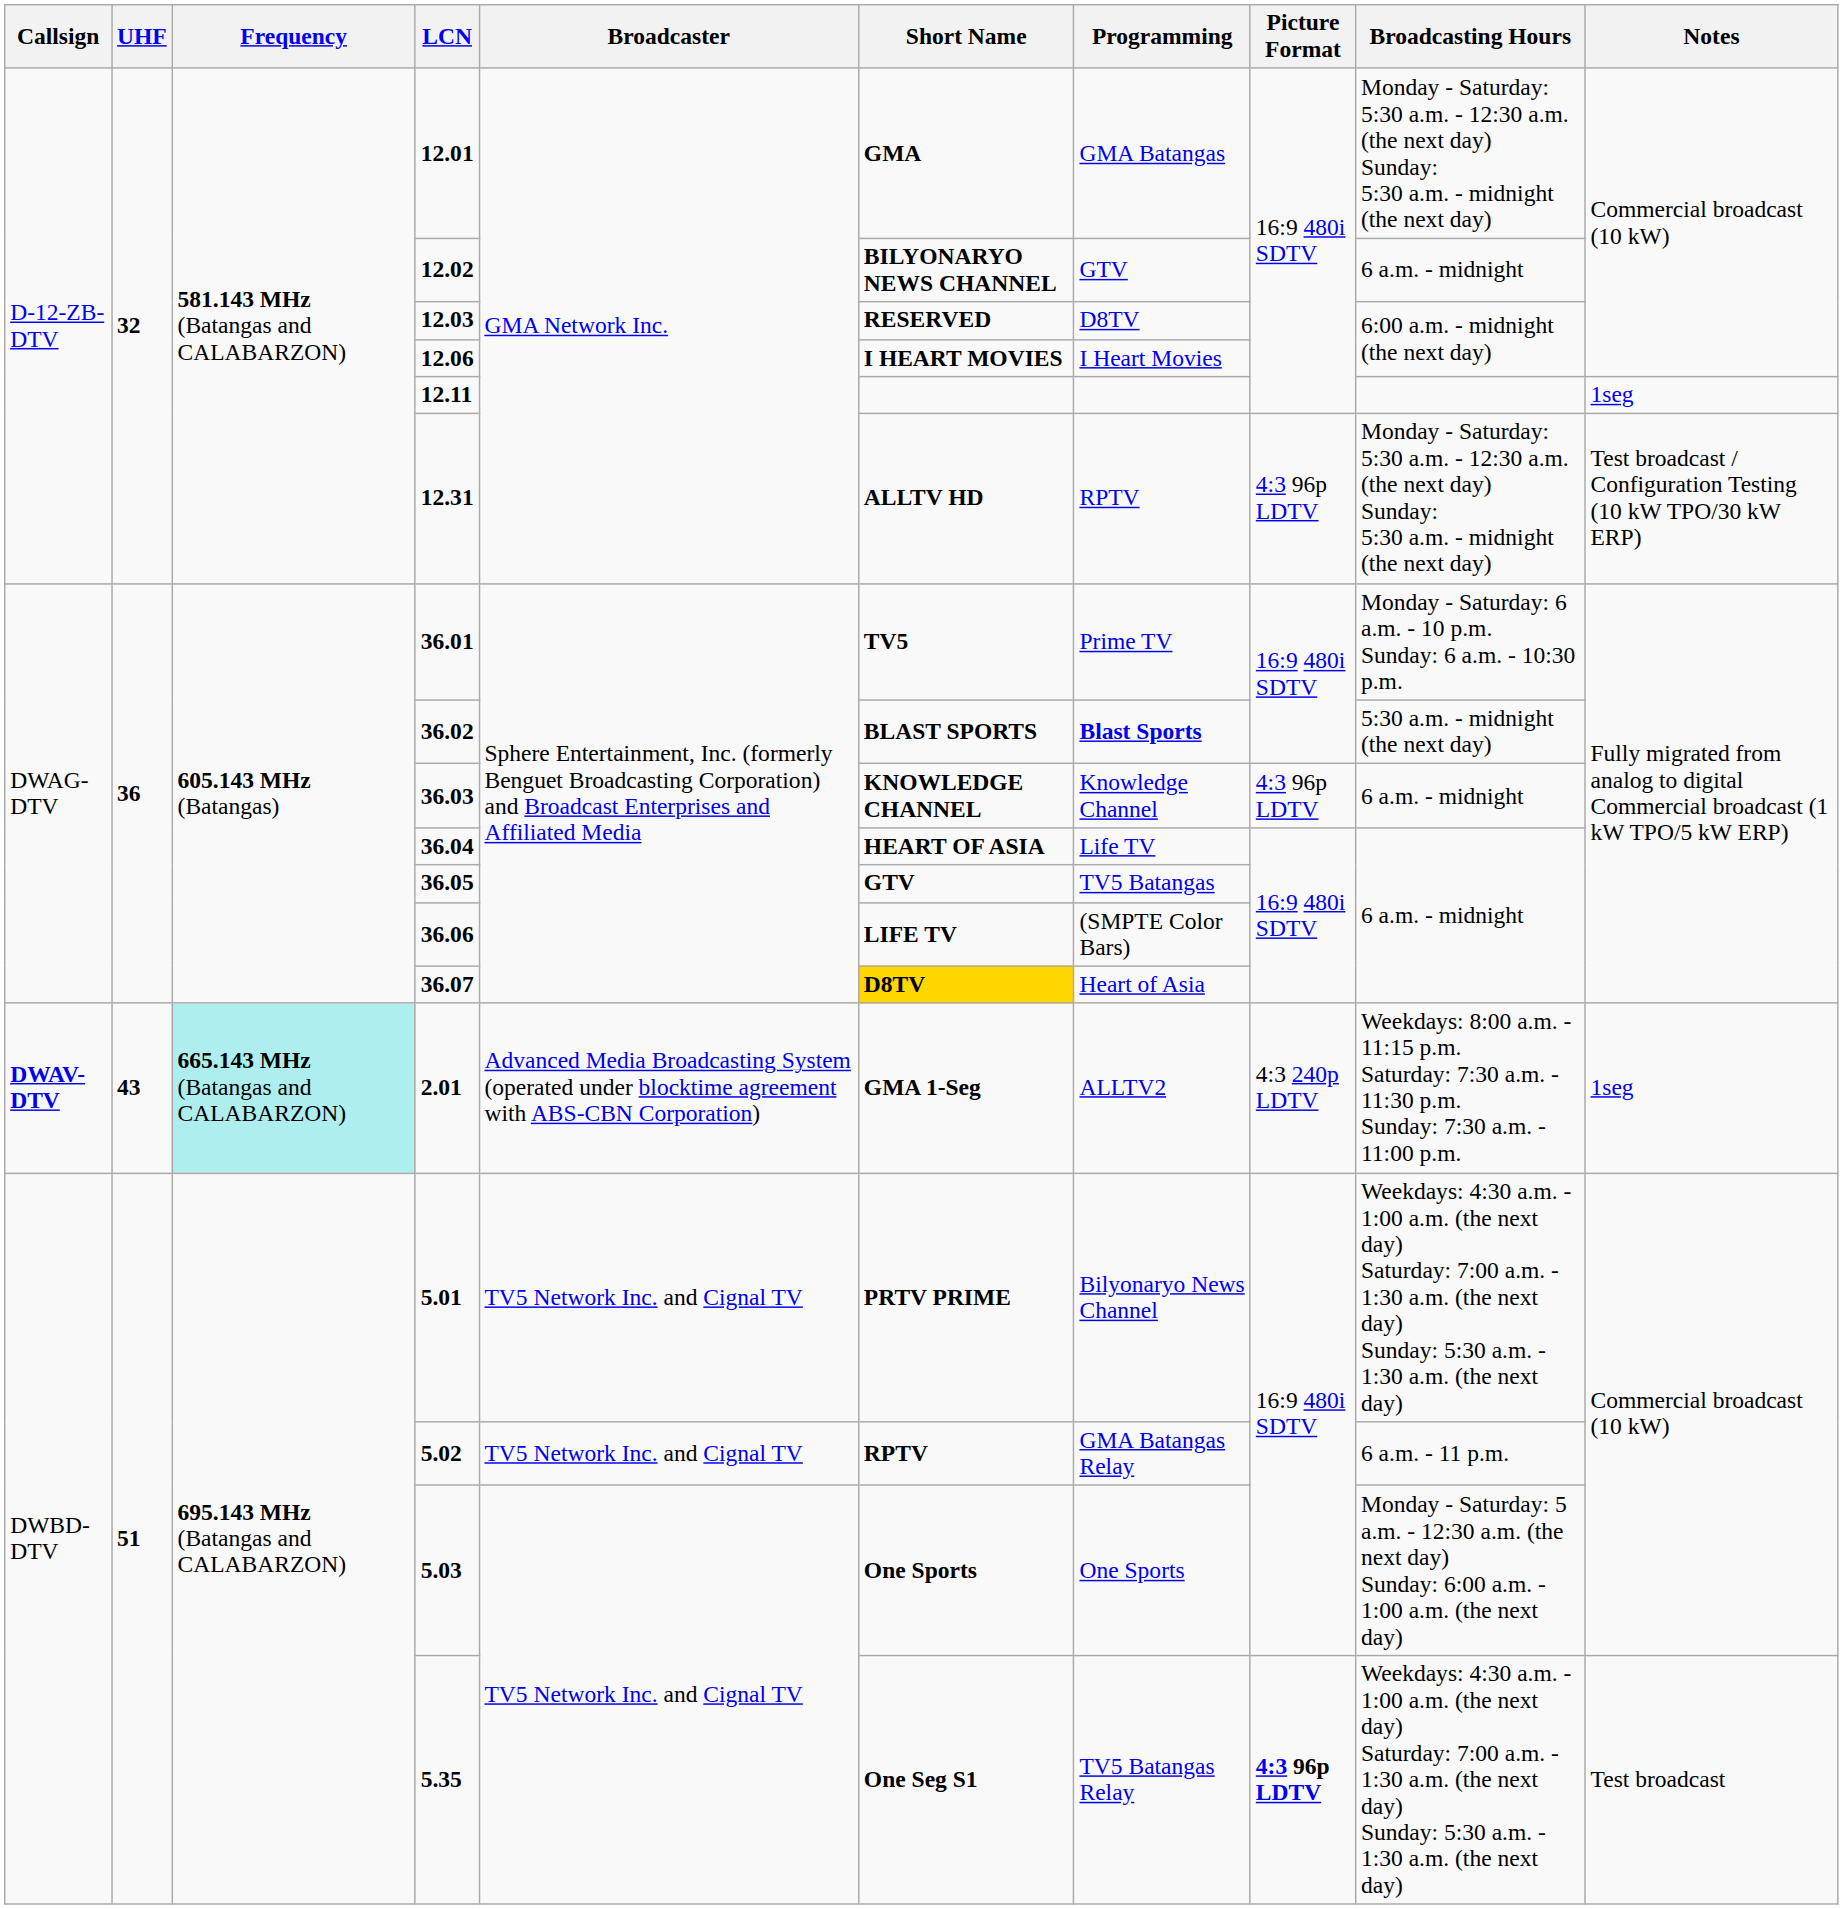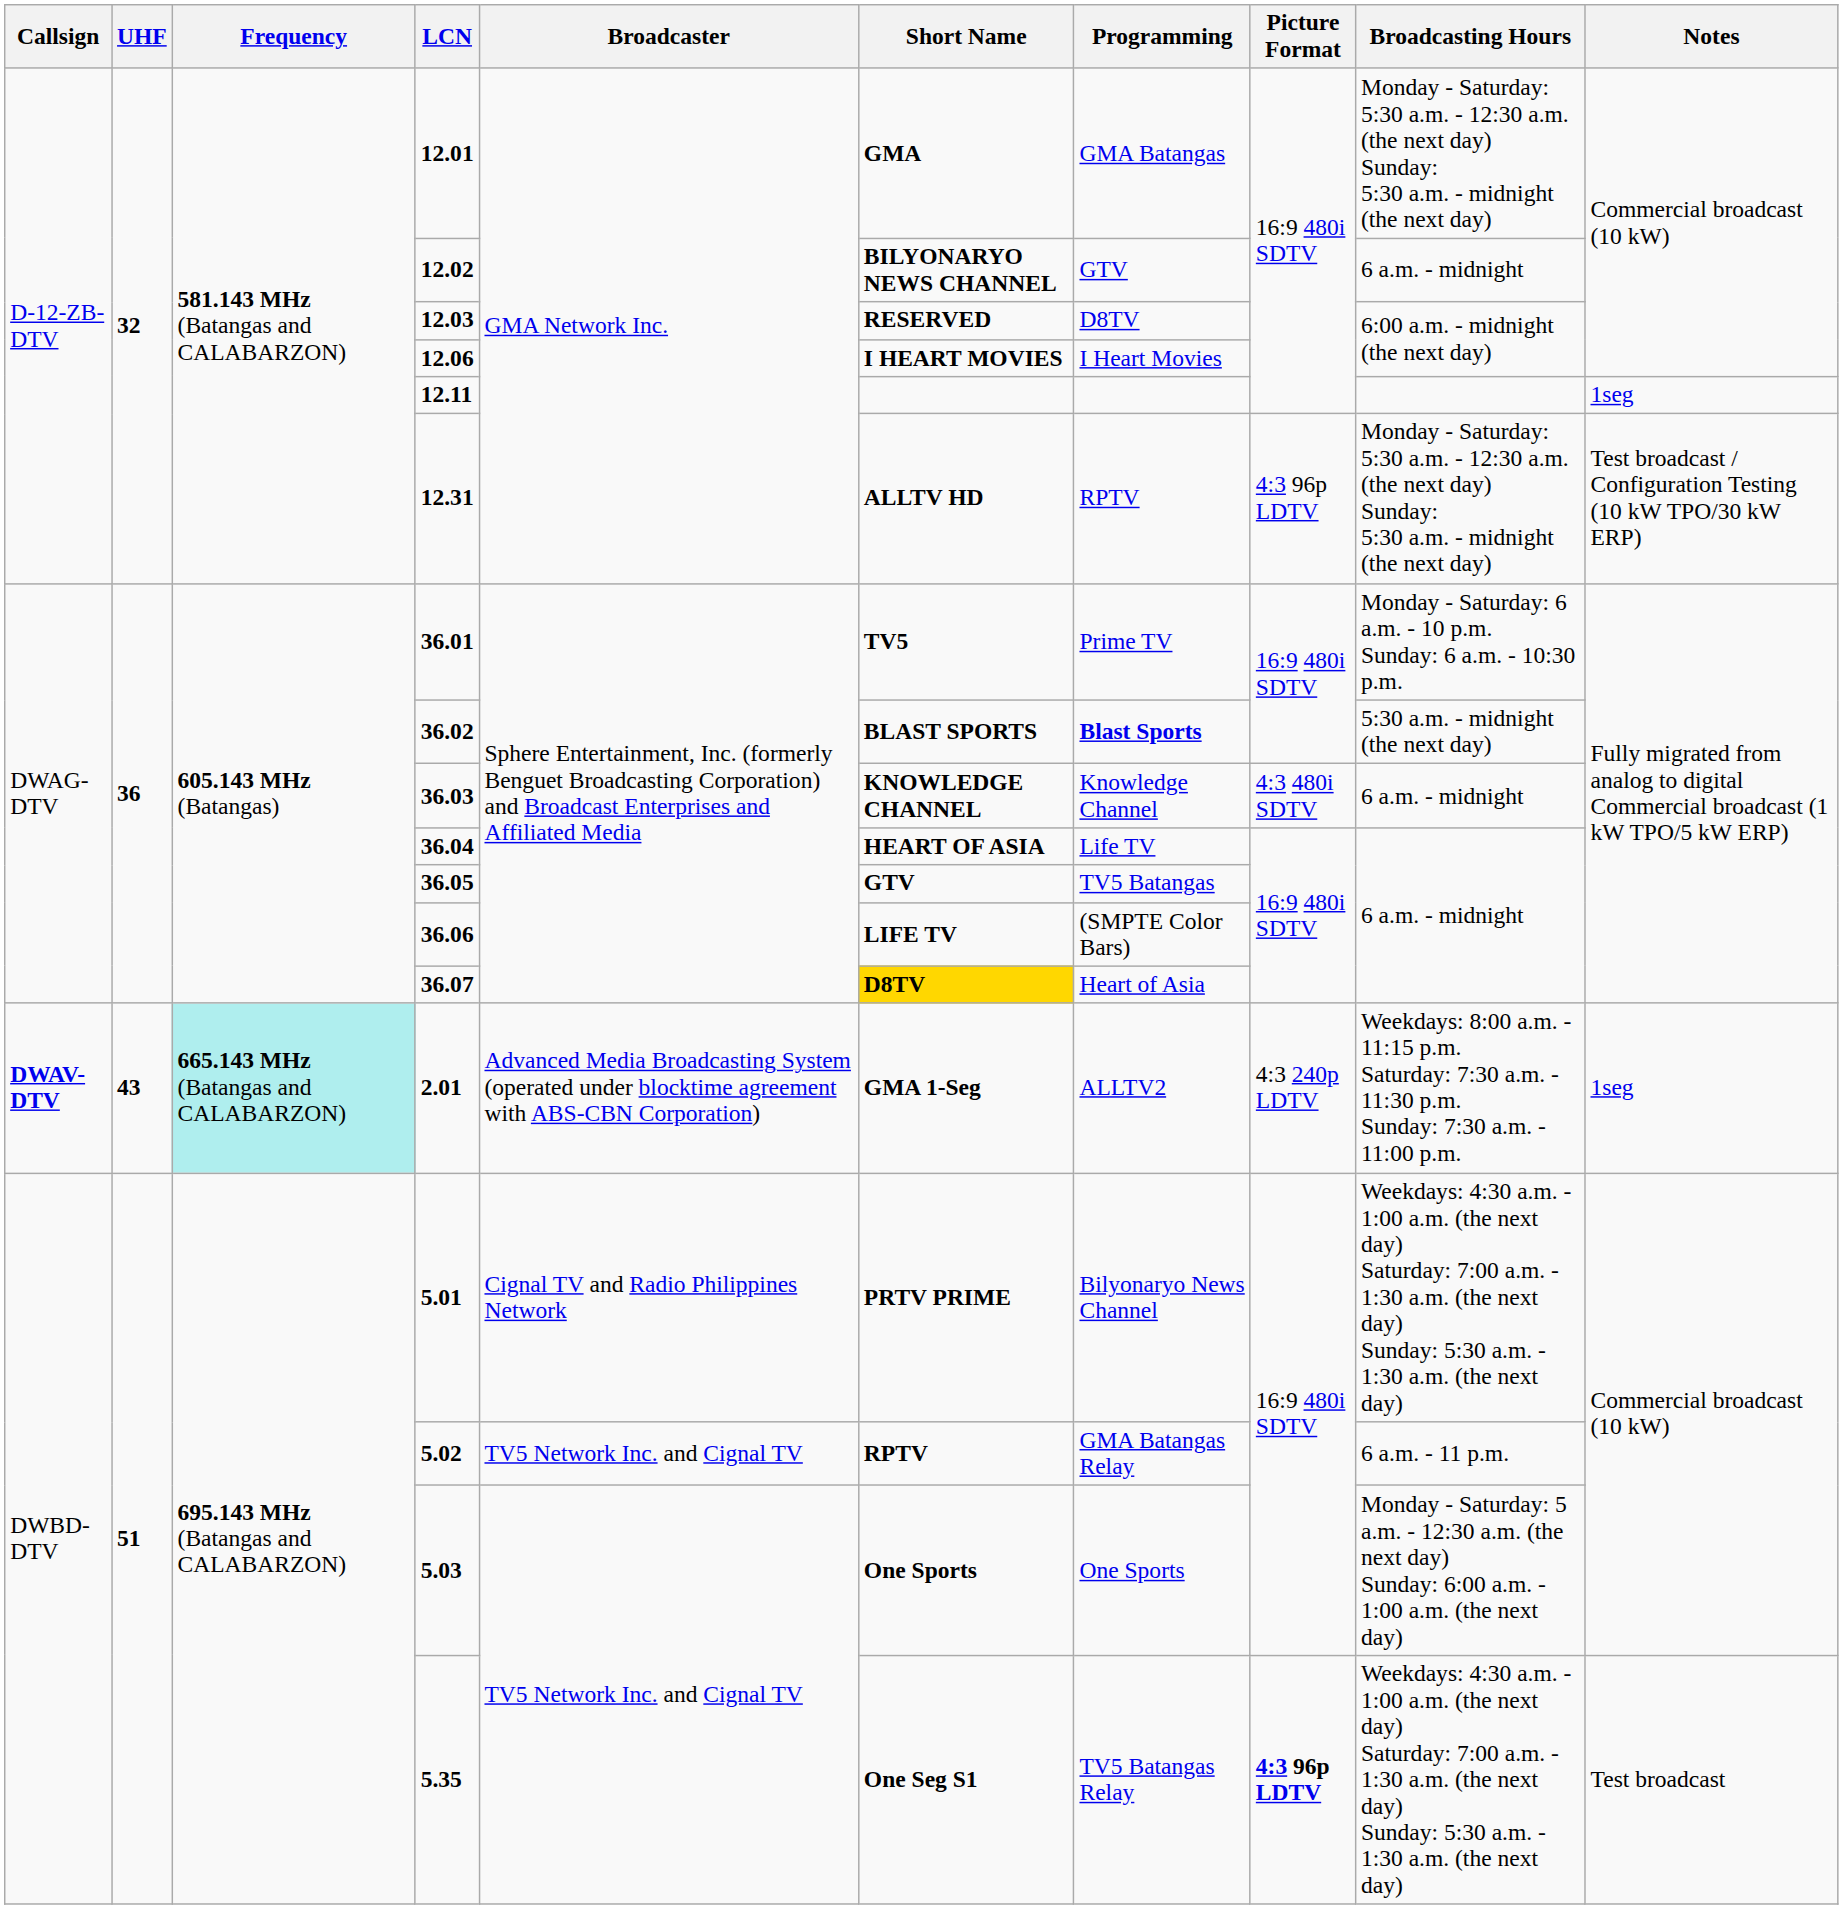(1291, 795) 4:3 96p LDTV -> (1295, 795) 4:3 480i SDTV
(644, 1297) TV5 Network Inc. and Cignal TV -> (641, 1297) Cignal TV and Radio Philippines Network
